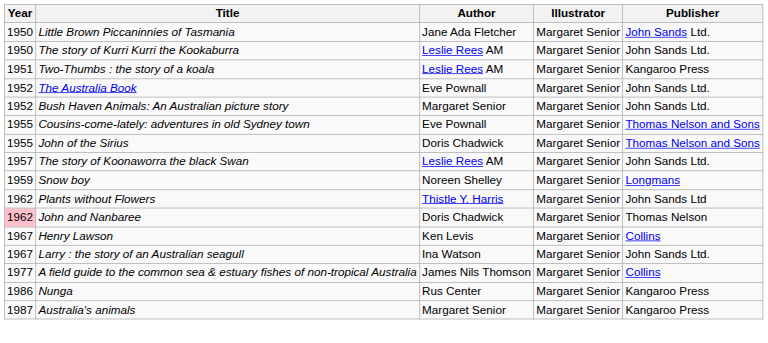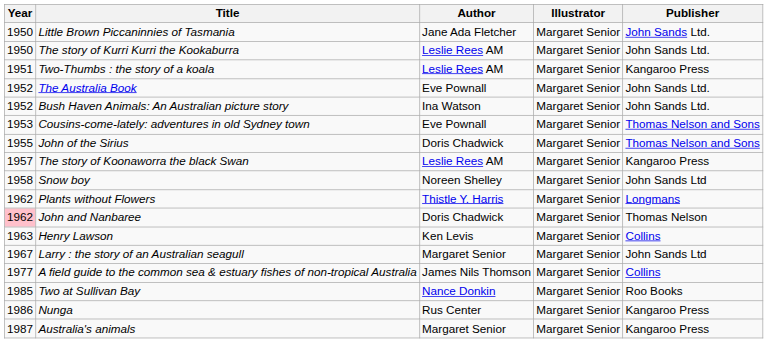(464, 106) Margaret Senior -> (451, 106) Ina Watson
(20, 124) 1955 -> (20, 124) 1953
(668, 161) John Sands Ltd. -> (667, 161) Kangaroo Press
(20, 180) 1959 -> (20, 180) 1958
(653, 180) Longmans -> (666, 180) John Sands Ltd
(666, 198) John Sands Ltd -> (653, 198) Longmans
(20, 236) 1967 -> (20, 236) 1963
(451, 254) Ina Watson -> (464, 254) Margaret Senior
(668, 254) John Sands Ltd. -> (666, 254) John Sands Ltd
+ row: (89, 291)
